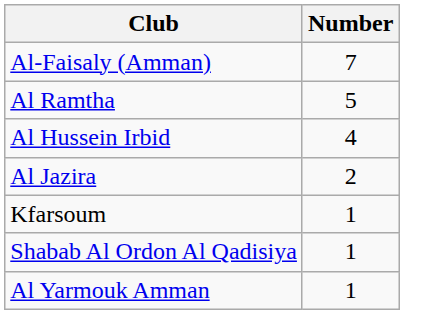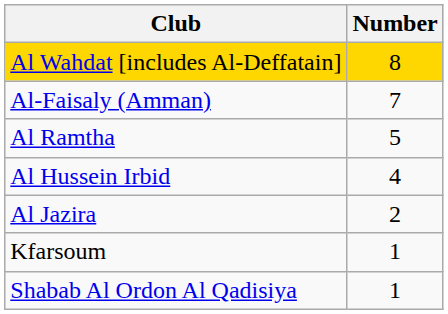+ row: (176, 61)
- row: (110, 289)
